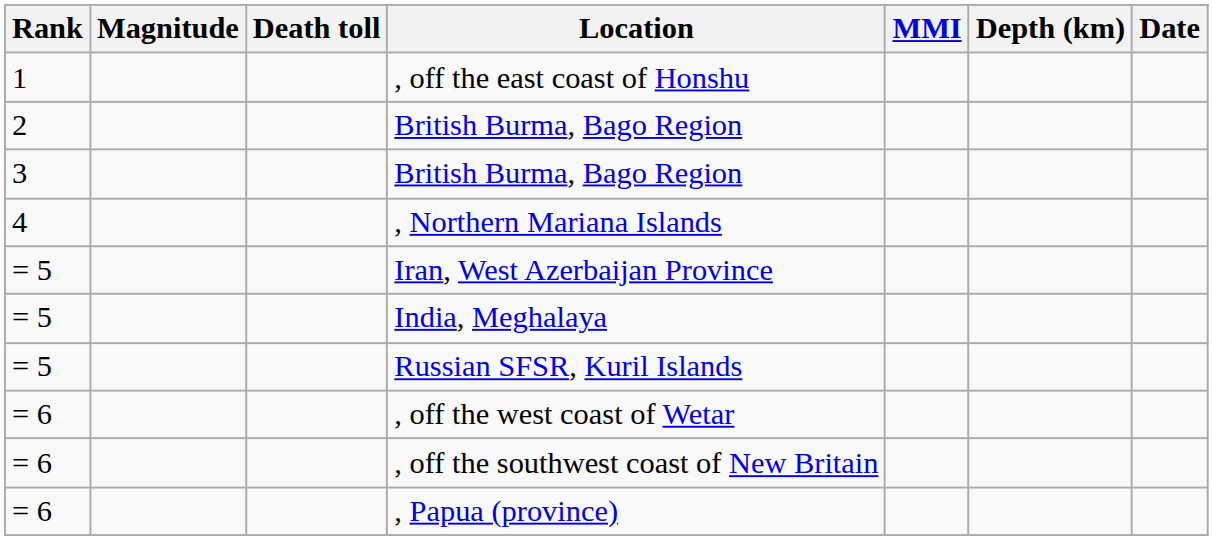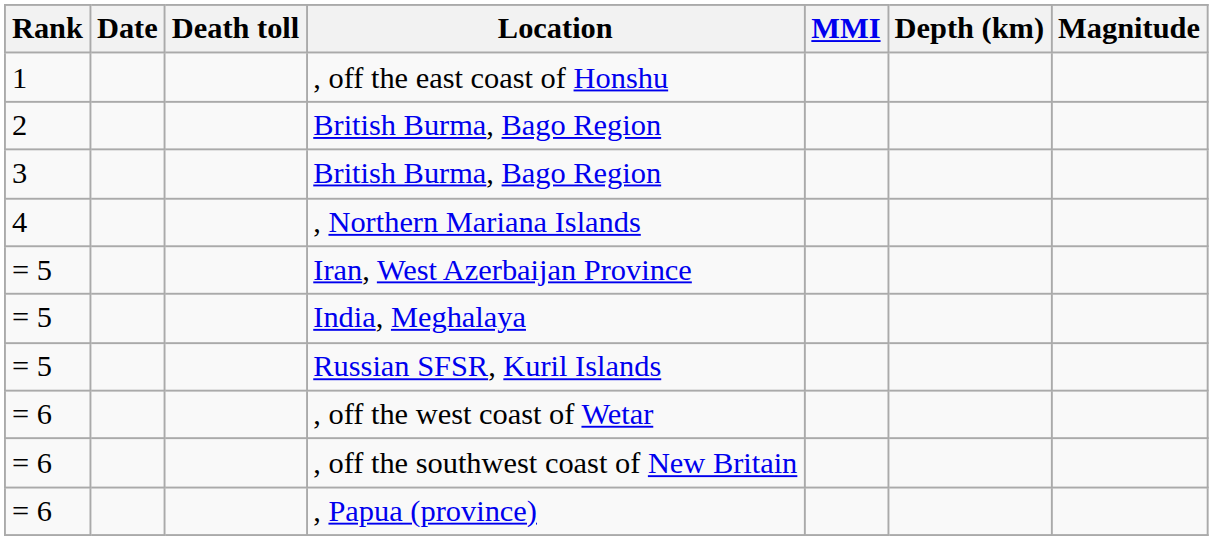columns swapped: (168, 28) <-> (1170, 28)
